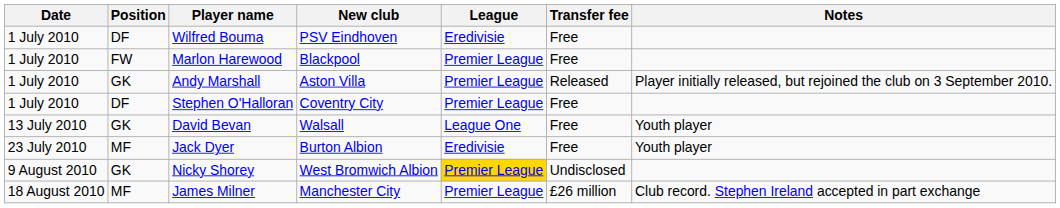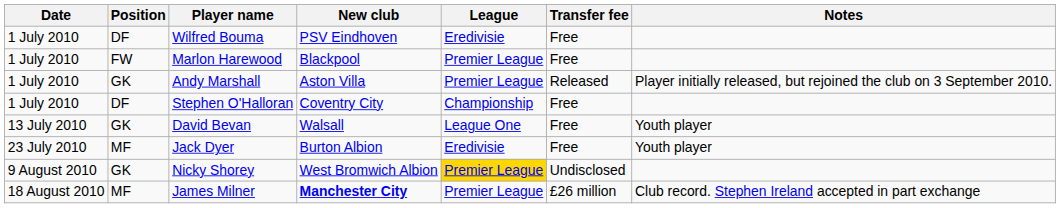(494, 103) Premier League -> (489, 103) Championship
(350, 192) normal -> (353, 192) bold
